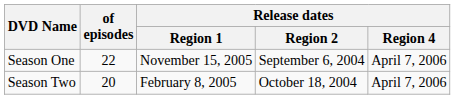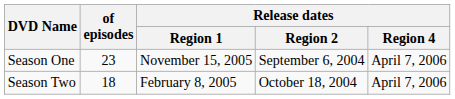(108, 60) 22 -> (108, 60) 23
(108, 82) 20 -> (108, 82) 18
